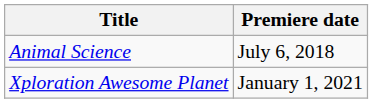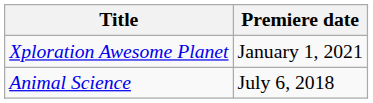rows swapped: (70, 51) <-> (119, 82)
